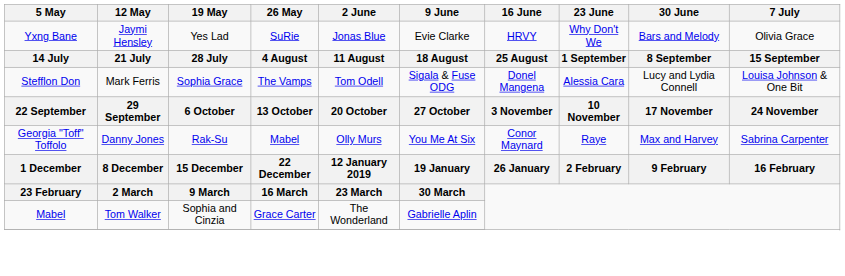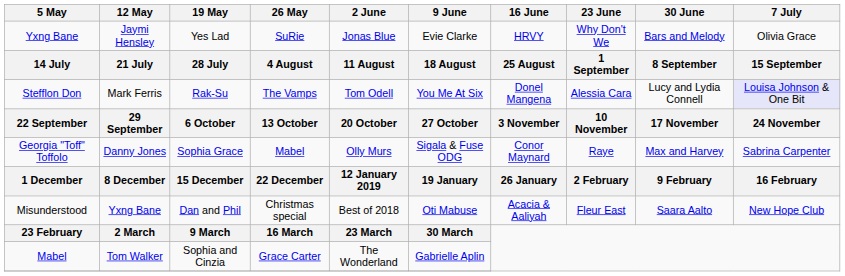(210, 82) Sophia Grace -> (210, 94) Rak-Su
(442, 82) Sigala & Fuse ODG -> (450, 94) You Me At Six
(785, 82) no background -> (787, 94) lavender background
(210, 140) Rak-Su -> (210, 152) Sophia Grace
(442, 140) You Me At Six -> (450, 152) Sigala & Fuse ODG
+ row: (52, 210)
